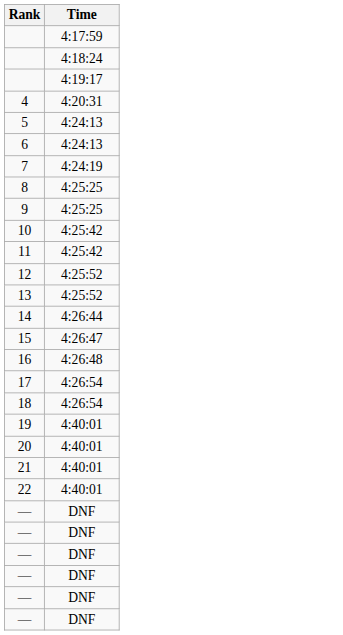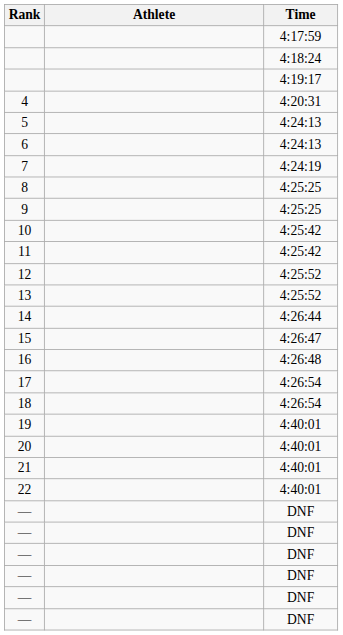+ column: (154, 15)
